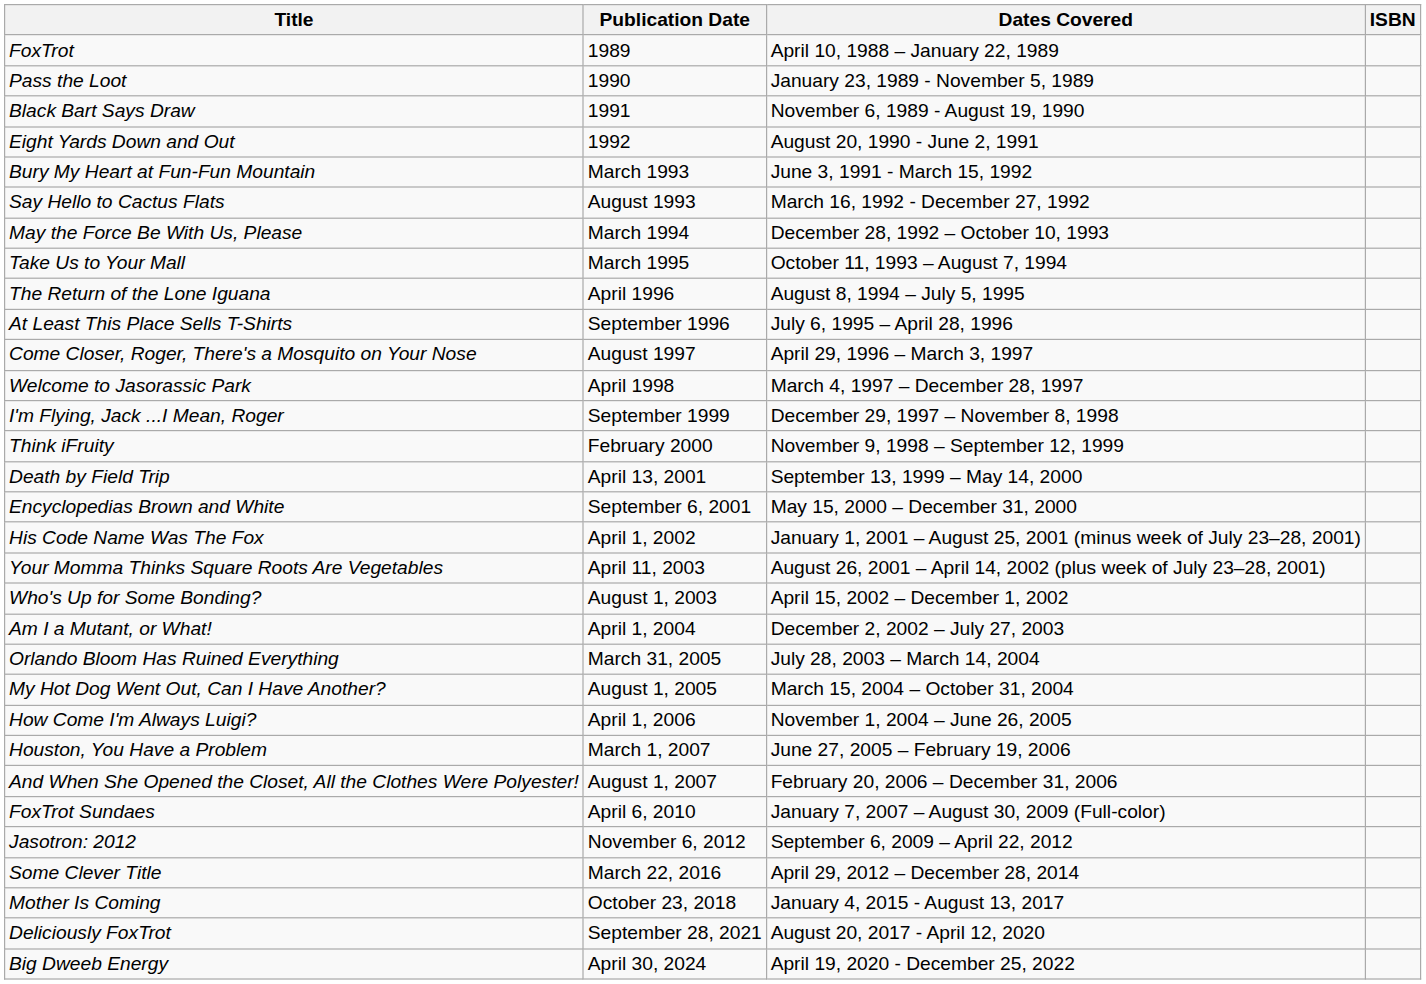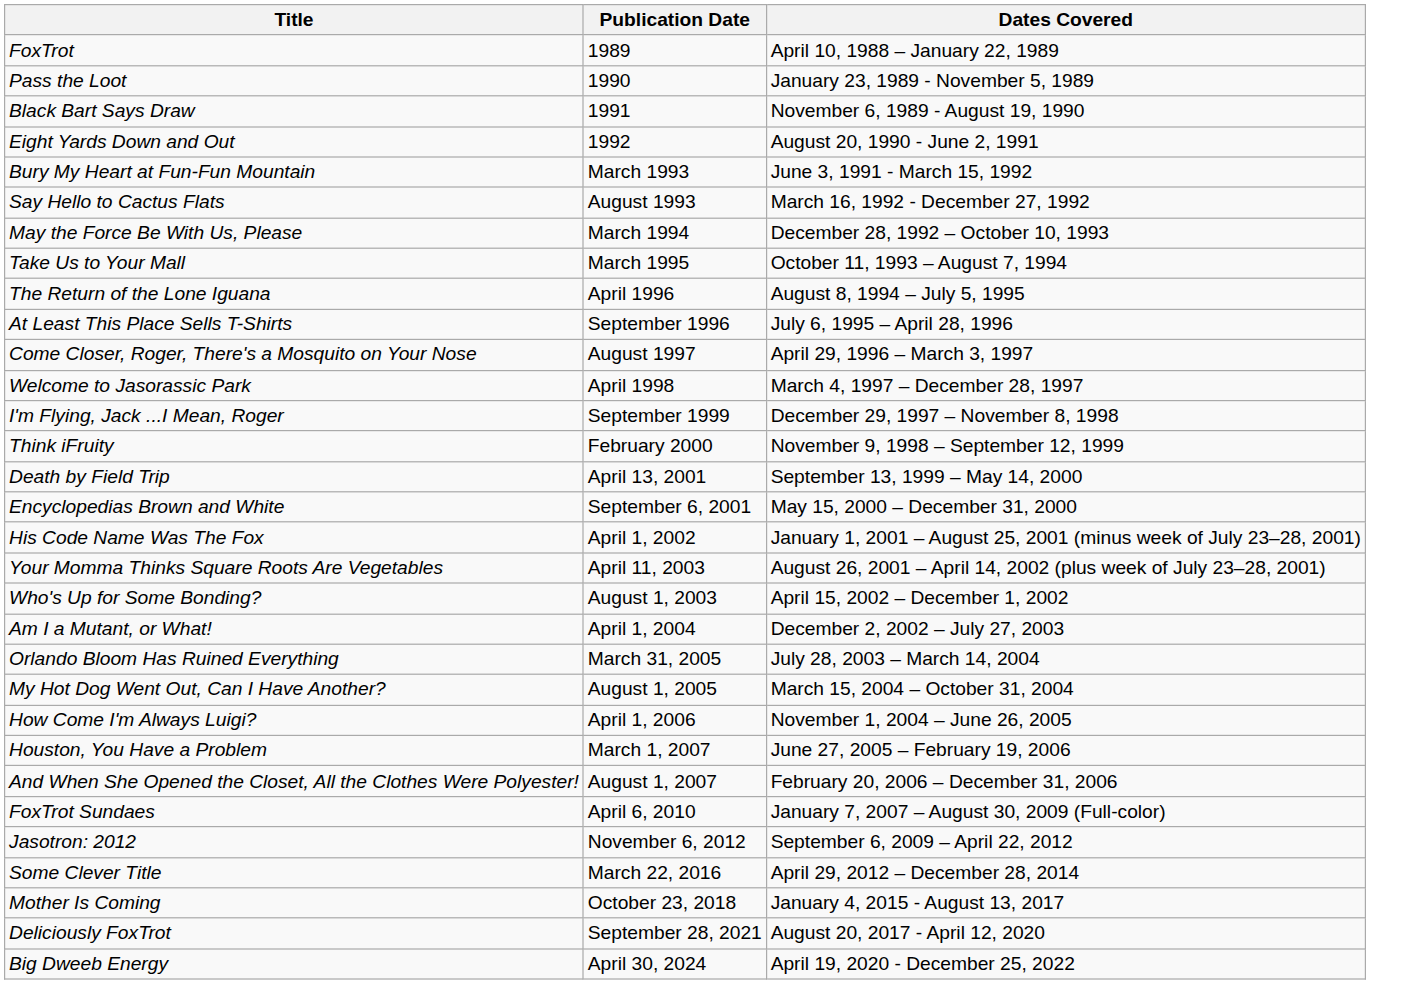- column: (1393, 19)
